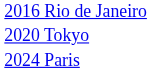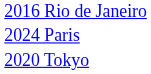rows swapped: (47, 35) <-> (42, 60)
